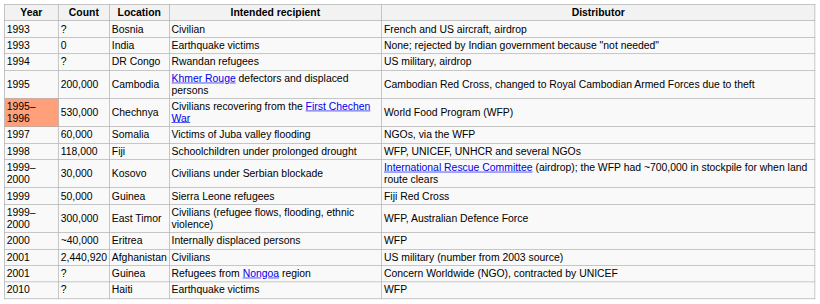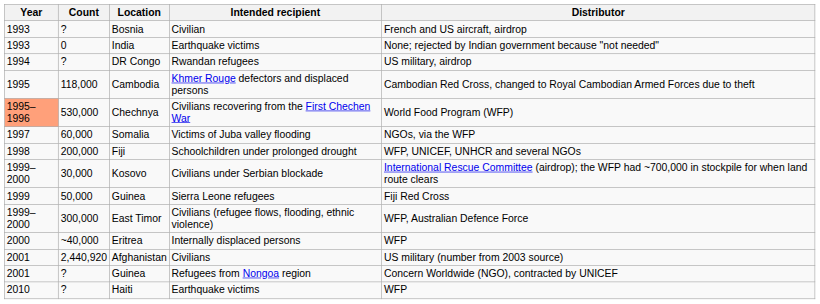(80, 84) 200,000 -> (79, 84) 118,000
(79, 151) 118,000 -> (80, 151) 200,000
